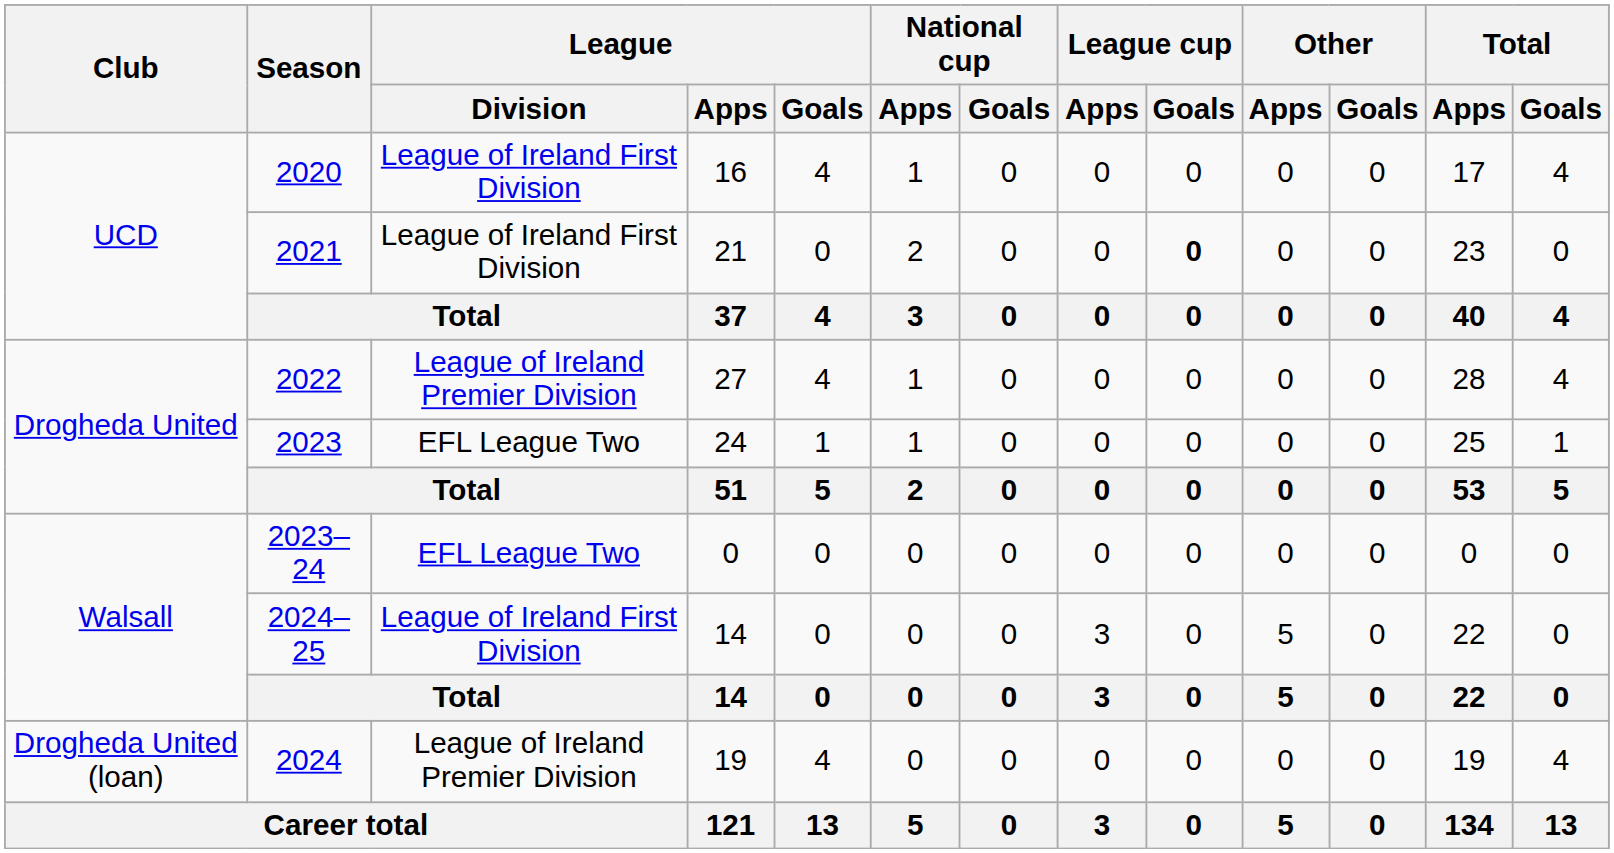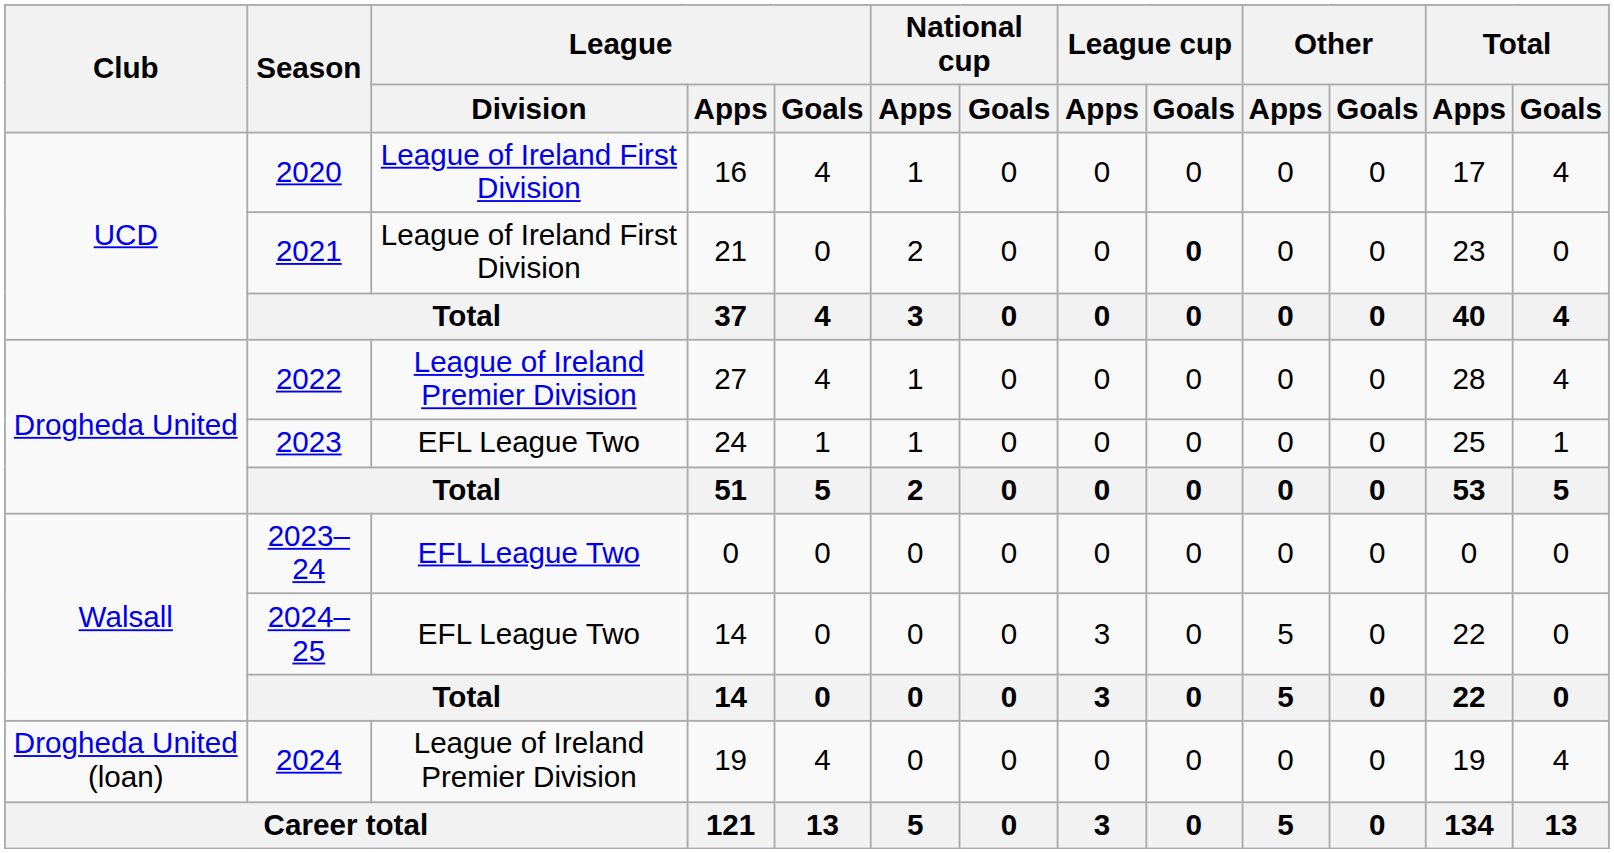(529, 633) League of Ireland First Division -> (529, 633) EFL League Two
